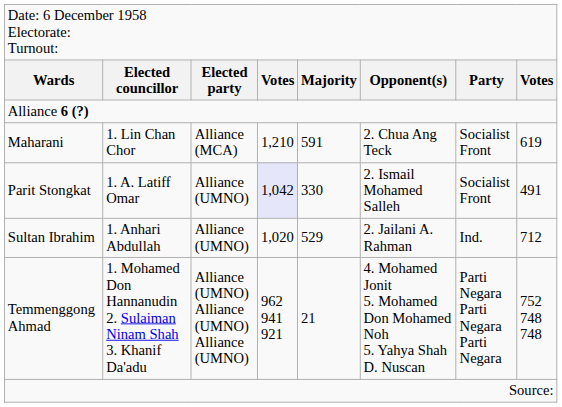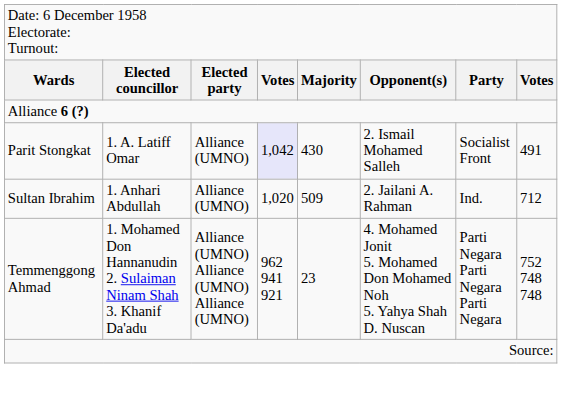- row: (36, 142)
(312, 190) 330 -> (312, 150) 430
(312, 237) 529 -> (312, 198) 509
(308, 318) 21 -> (308, 278) 23
